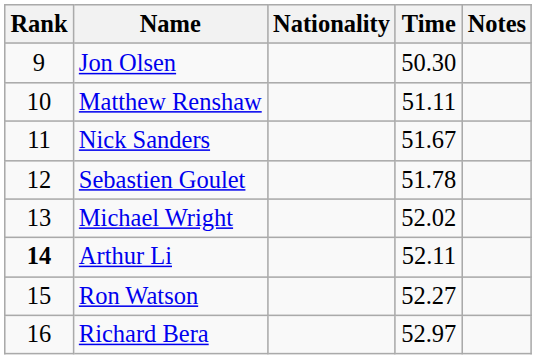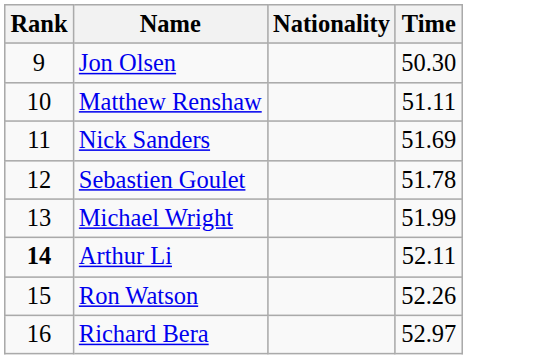- column: (497, 23)
(429, 140) 51.67 -> (429, 140) 51.69
(429, 218) 52.02 -> (429, 218) 51.99
(429, 295) 52.27 -> (429, 295) 52.26
